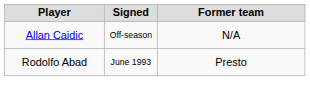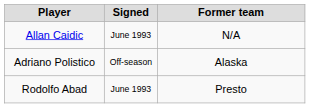(131, 35) Off-season -> (131, 35) June 1993
+ row: (54, 62)
